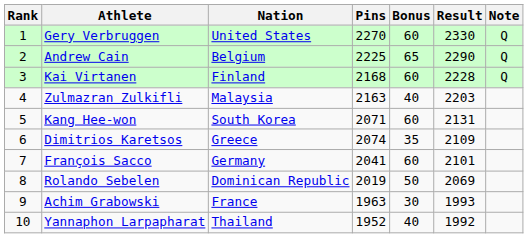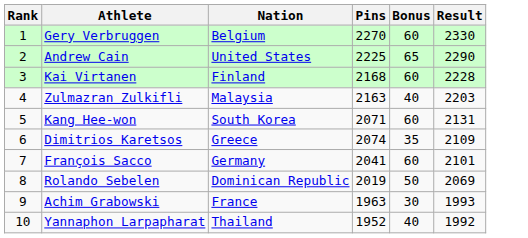- column: (504, 15)
(261, 36) United States -> (238, 36) Belgium
(238, 56) Belgium -> (261, 56) United States
